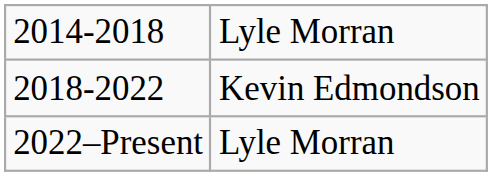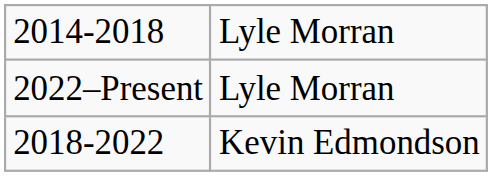rows swapped: (89, 87) <-> (108, 142)
